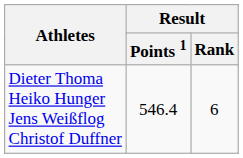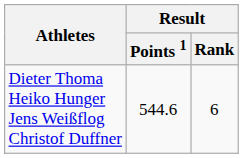(158, 109) 546.4 -> (158, 109) 544.6
